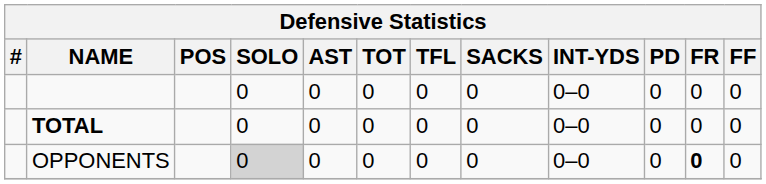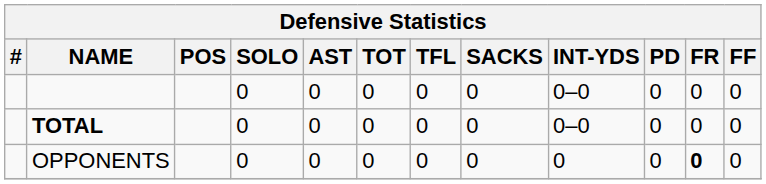(242, 160) lightgrey background -> (242, 160) no background
(571, 160) 0–0 -> (559, 160) 0
